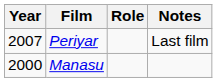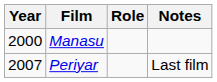rows swapped: (77, 65) <-> (74, 41)
